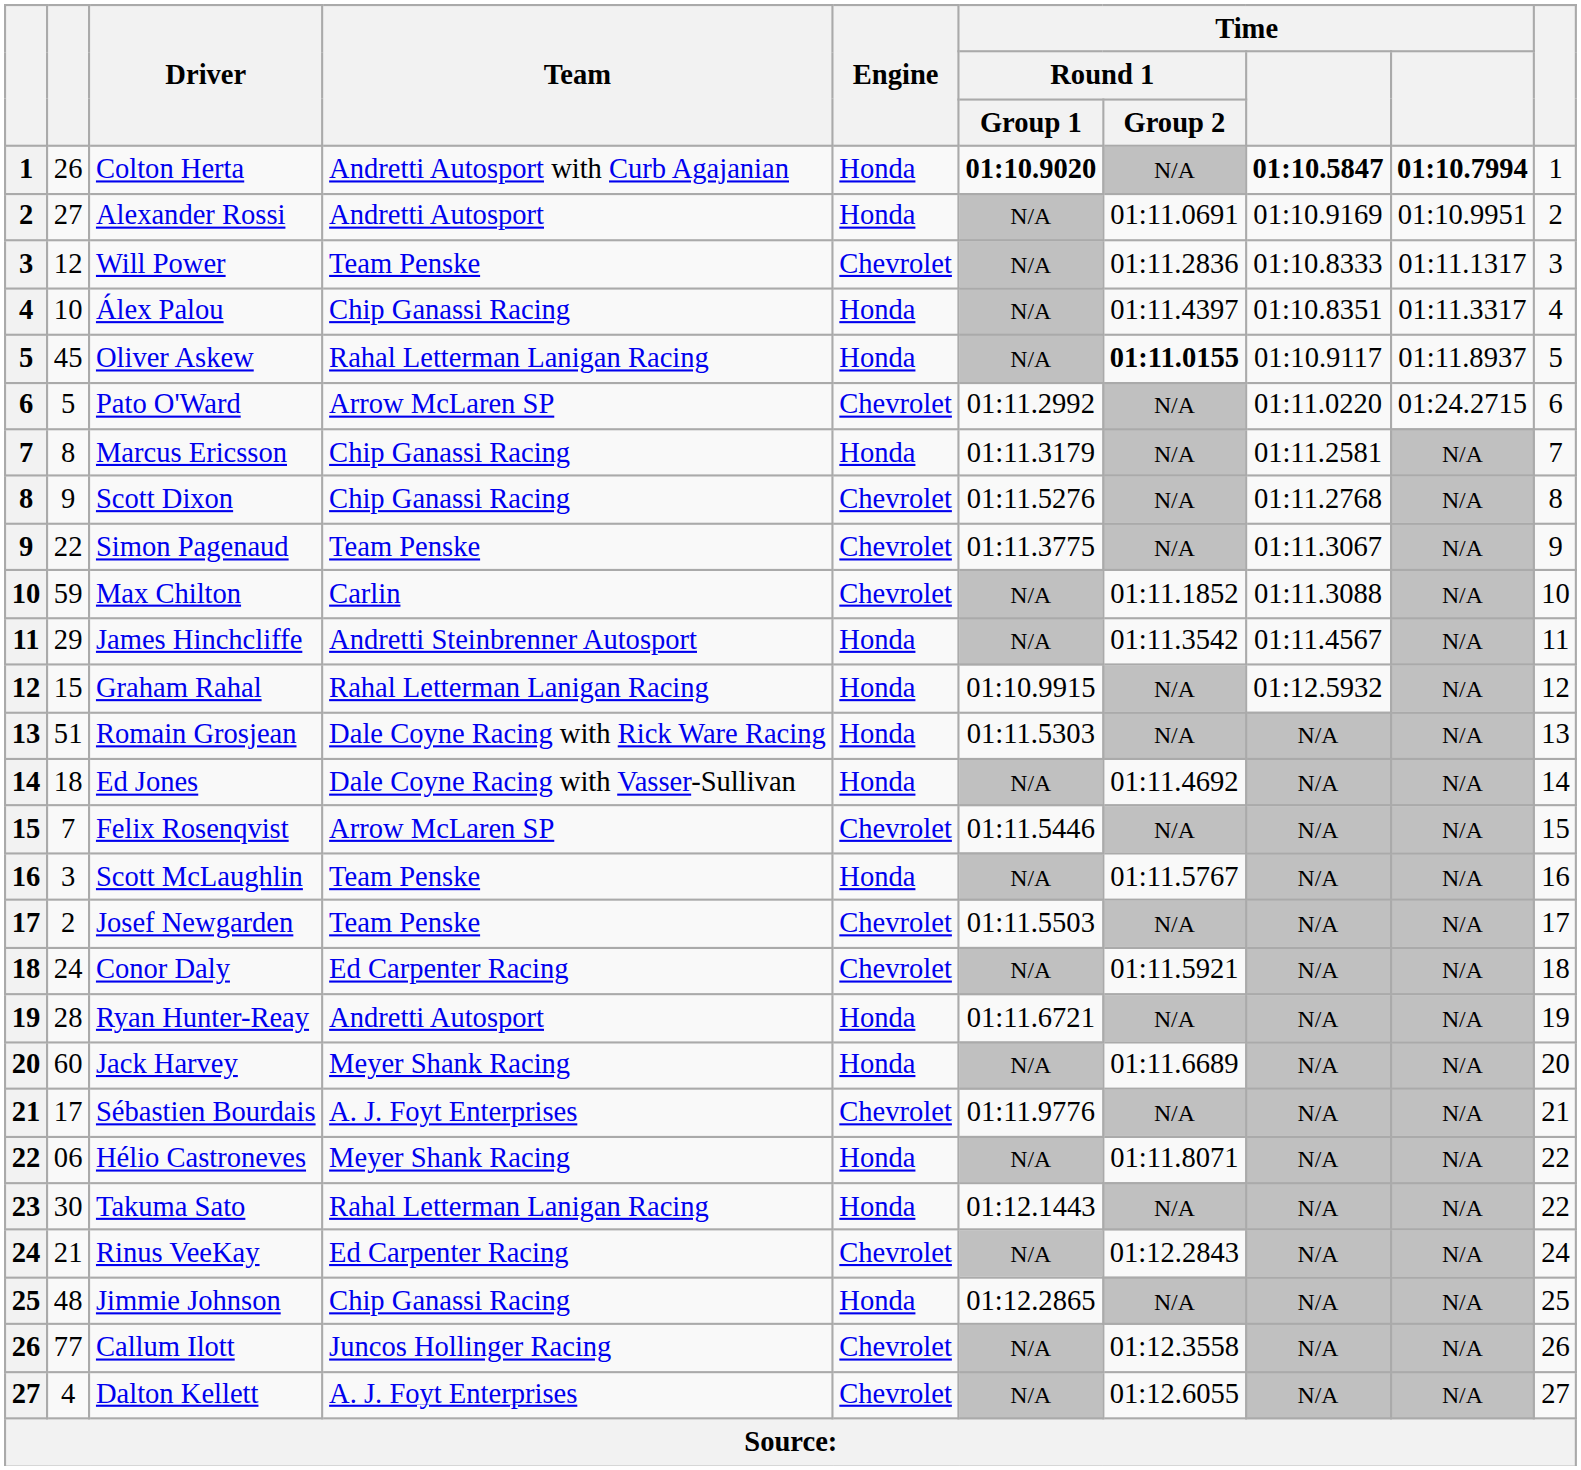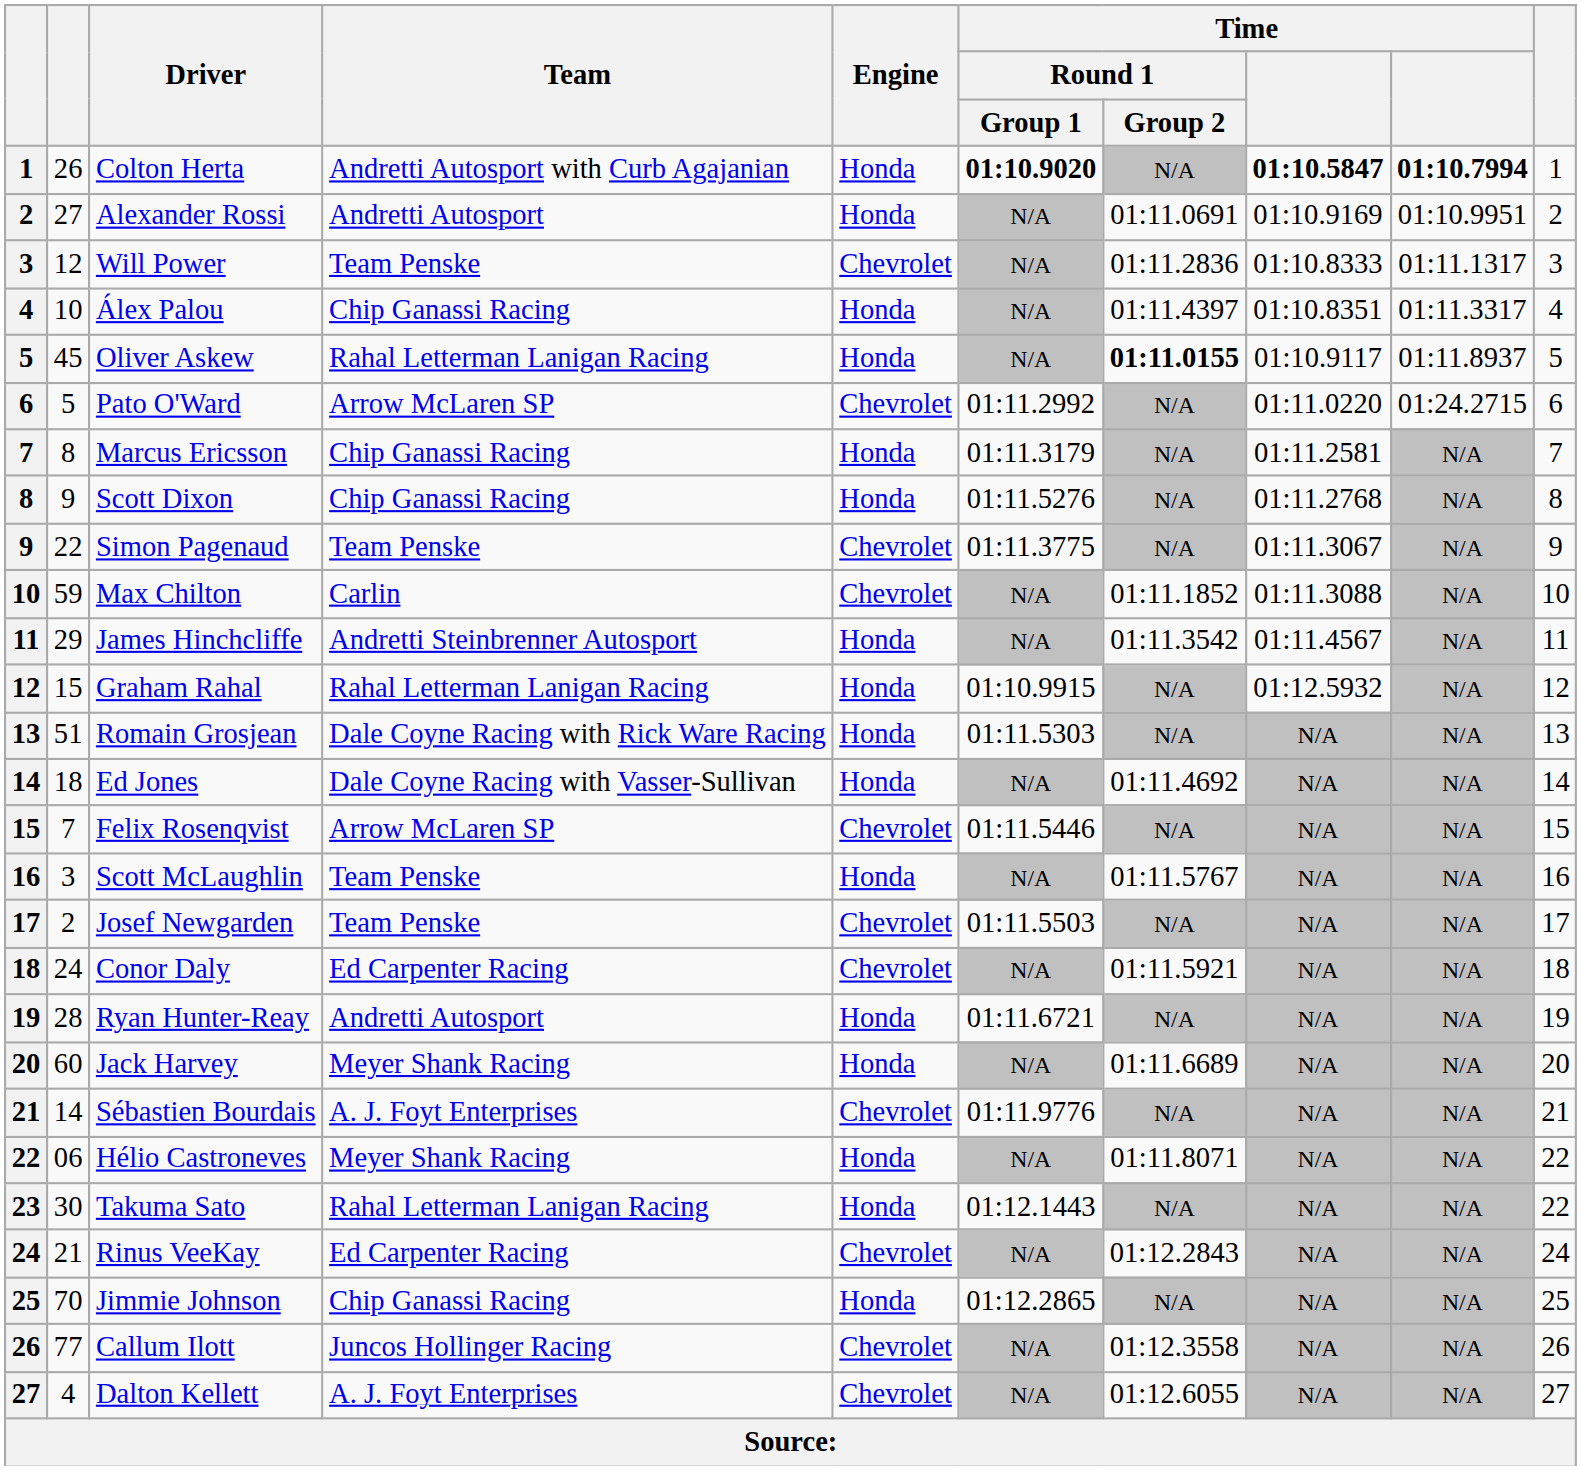(896, 498) Chevrolet -> (877, 498) Honda
(68, 1111) 17 -> (68, 1111) 14
(68, 1299) 48 -> (68, 1299) 70
